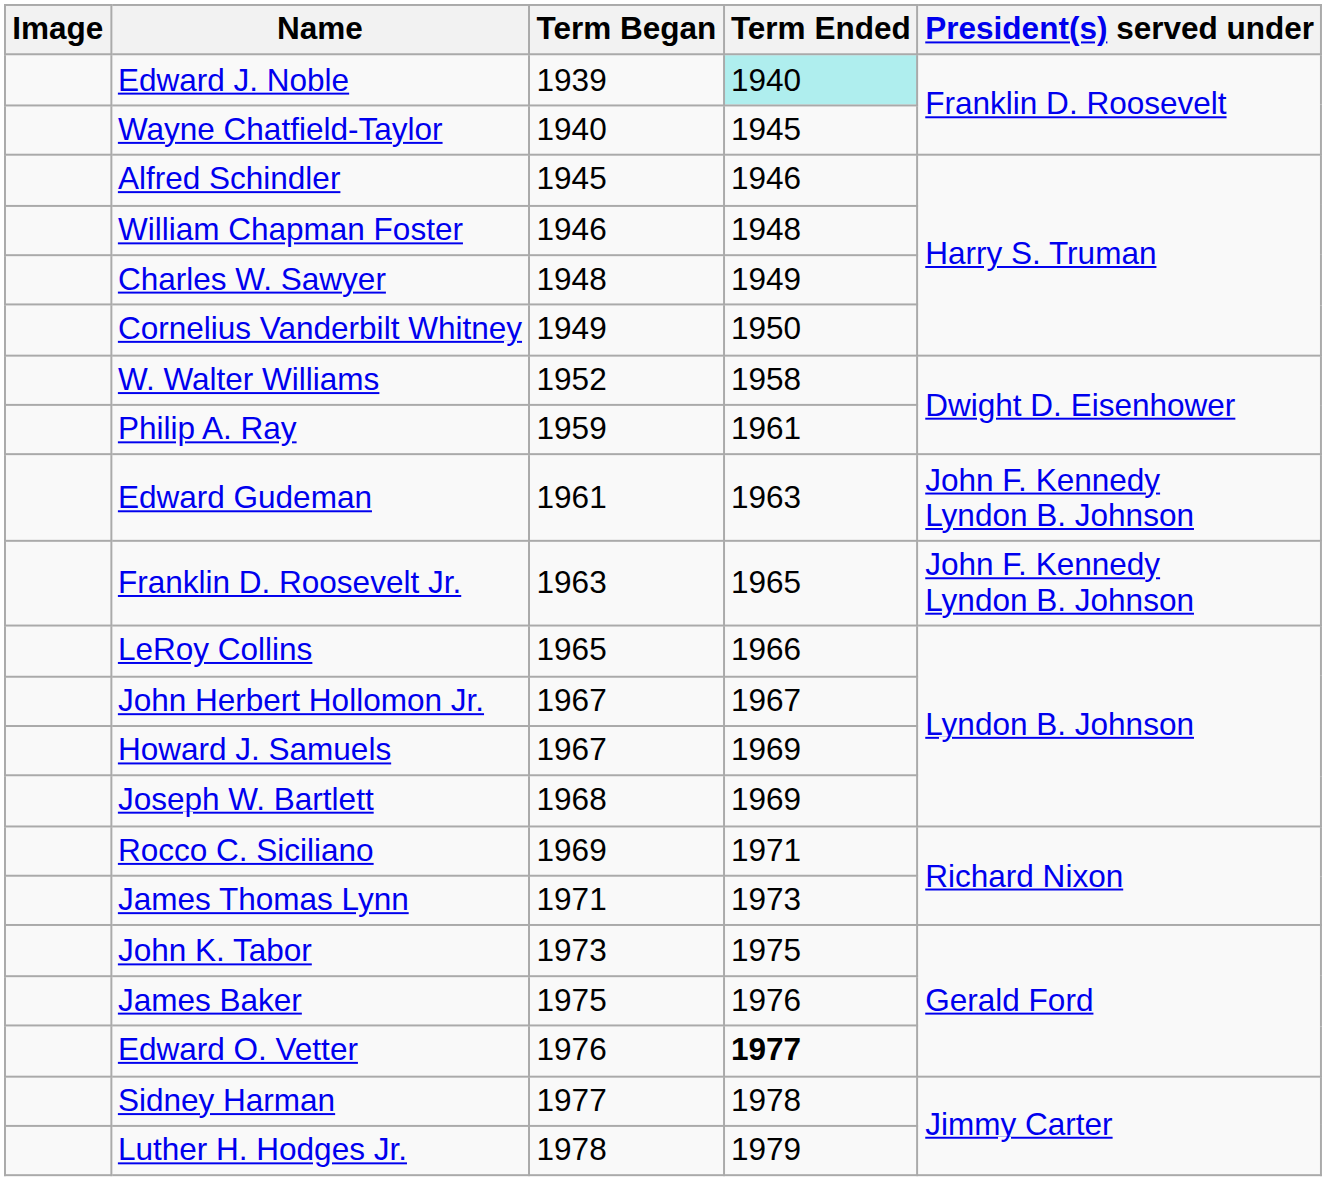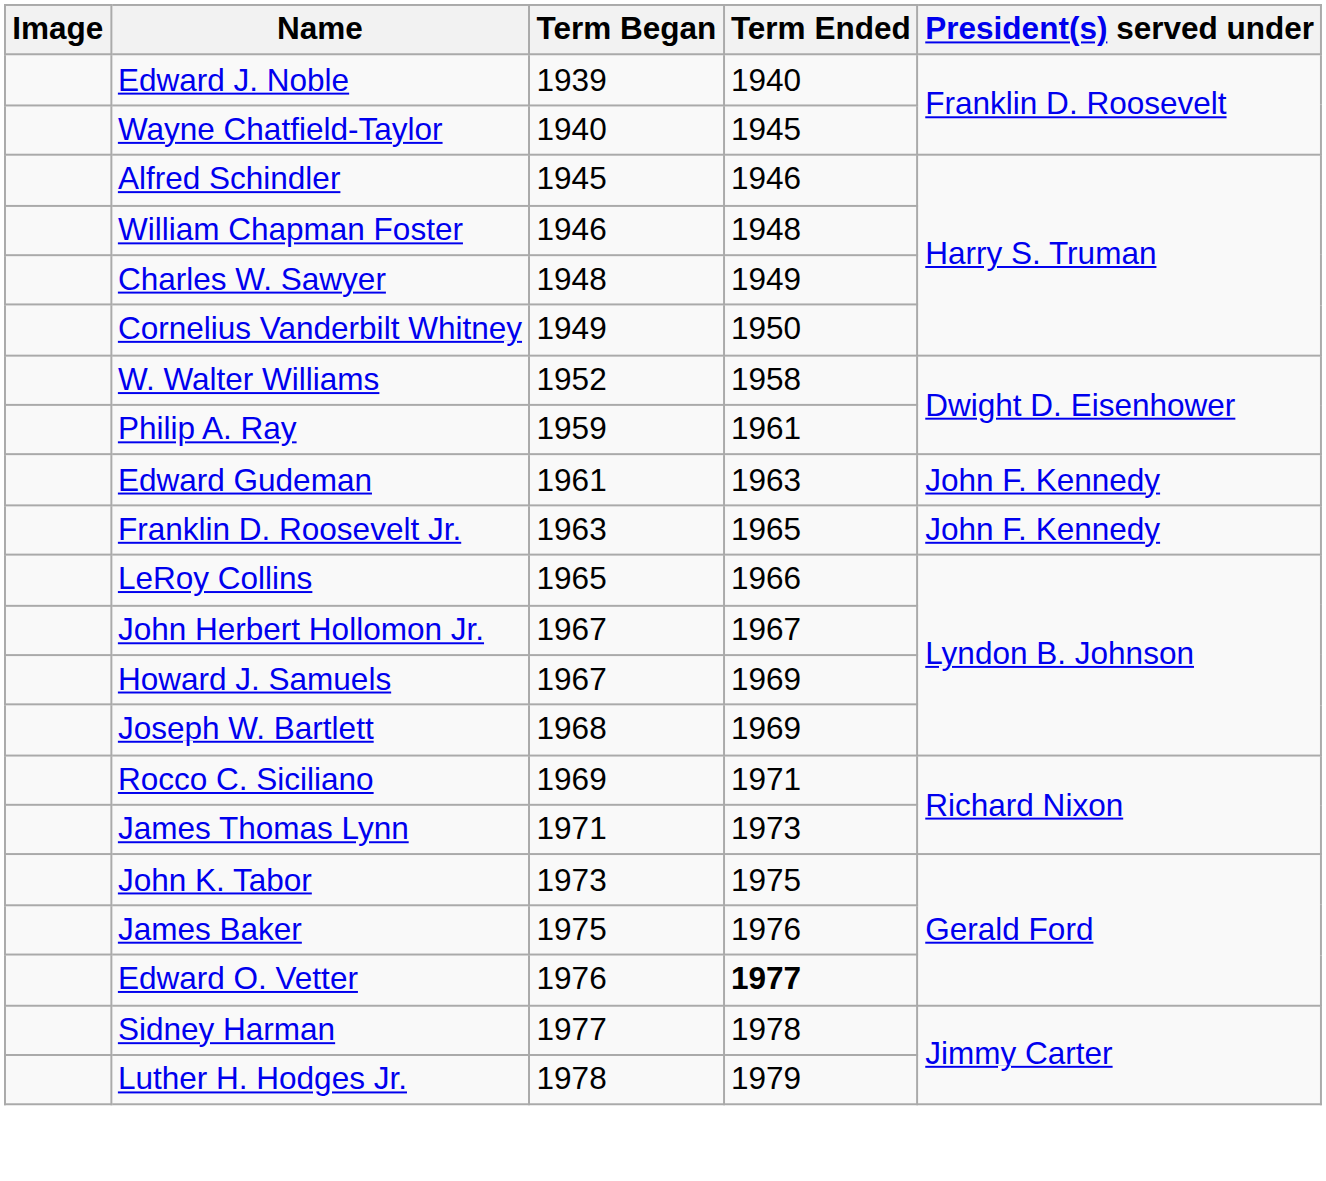(766, 79) paleturquoise background -> (766, 79) no background
(1060, 497) John F. Kennedy Lyndon B. Johnson -> (1043, 479) John F. Kennedy
(1060, 582) John F. Kennedy Lyndon B. Johnson -> (1043, 529) John F. Kennedy
